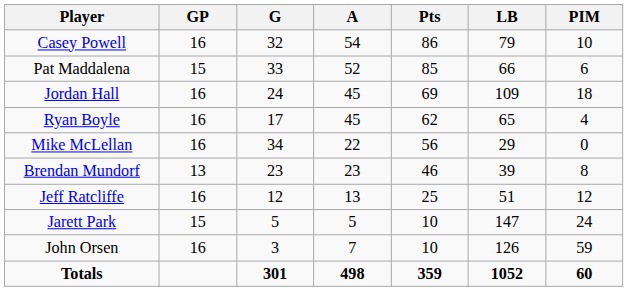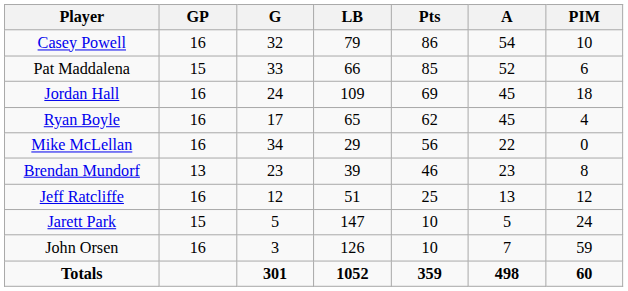columns swapped: (352, 17) <-> (507, 17)
